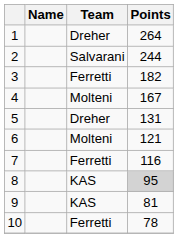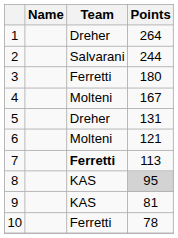(151, 77) 182 -> (151, 77) 180
(91, 160) normal -> (92, 160) bold
(151, 160) 116 -> (151, 160) 113
